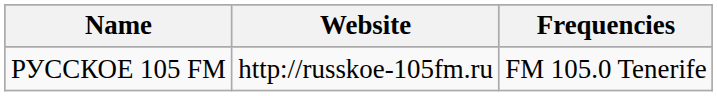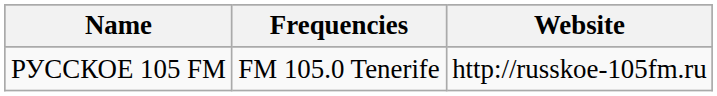columns swapped: (606, 25) <-> (366, 25)
